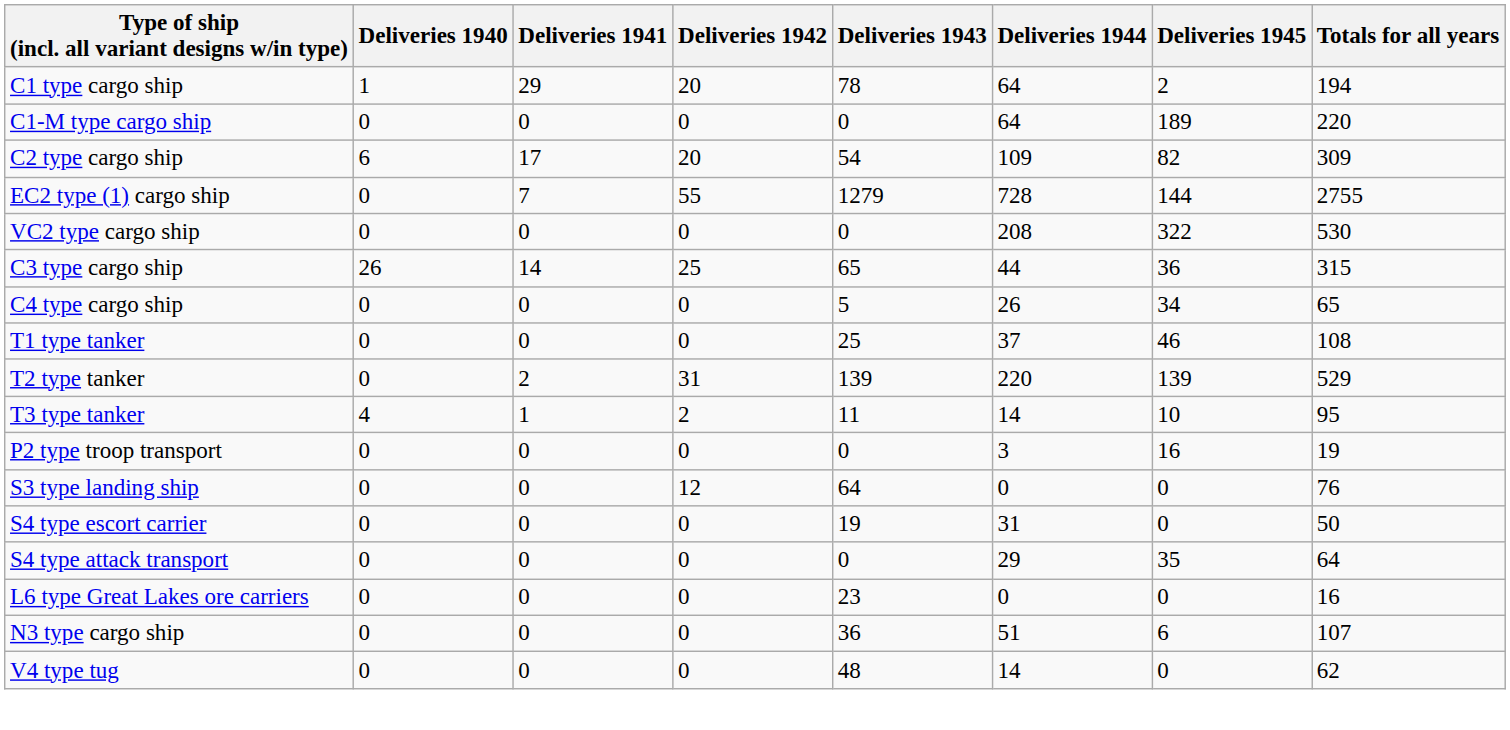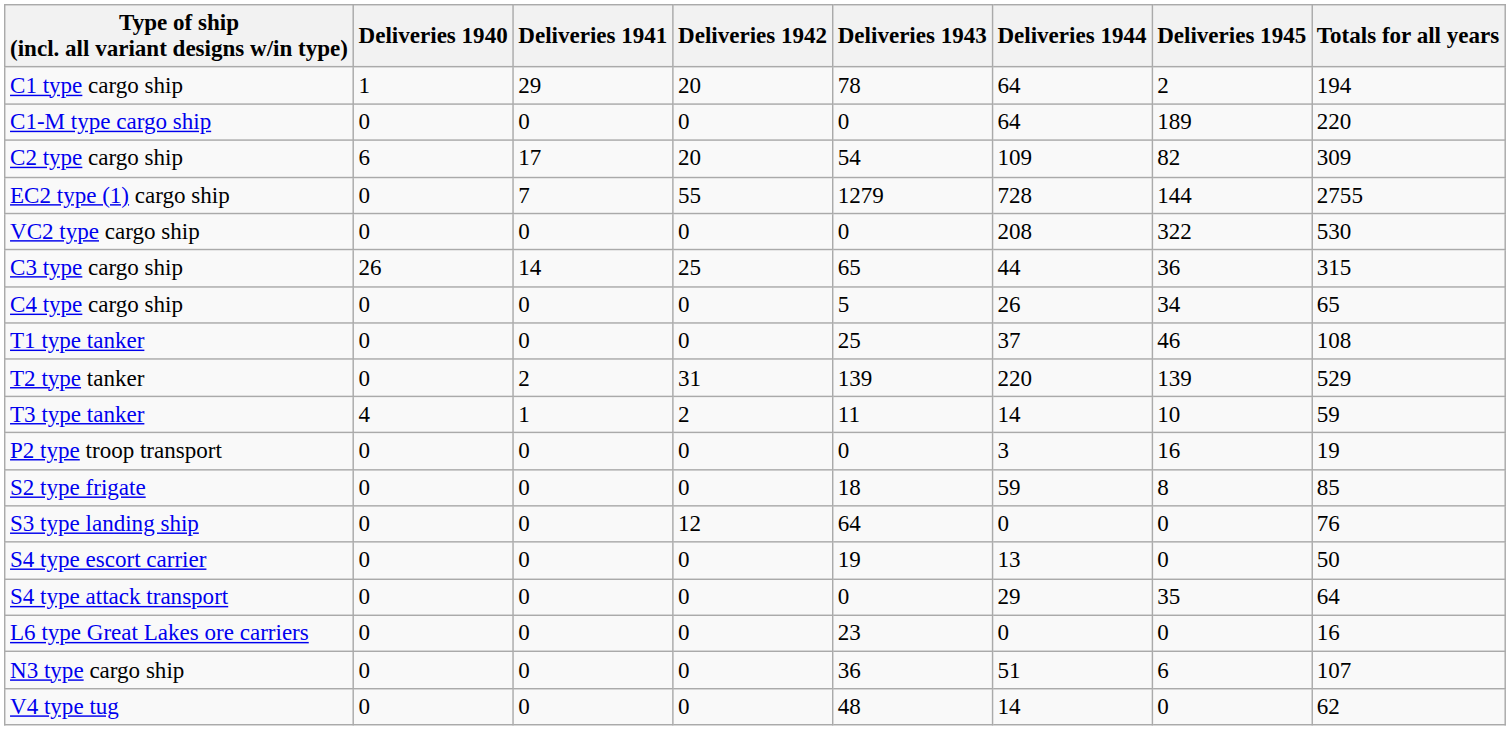(1328, 414) 95 -> (1328, 414) 59
+ row: (78, 487)
(1009, 523) 31 -> (1009, 560) 13
